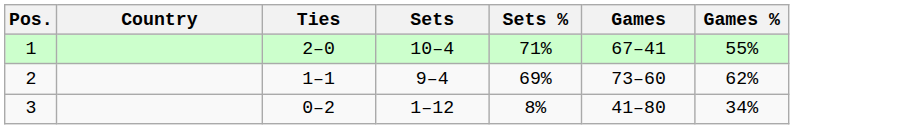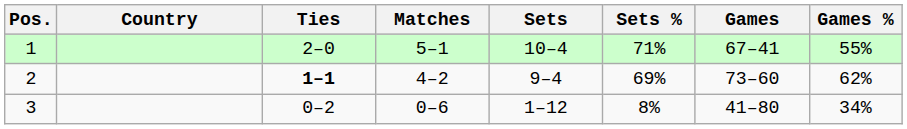+ column: (432, 20)
(319, 79) normal -> (319, 79) bold
